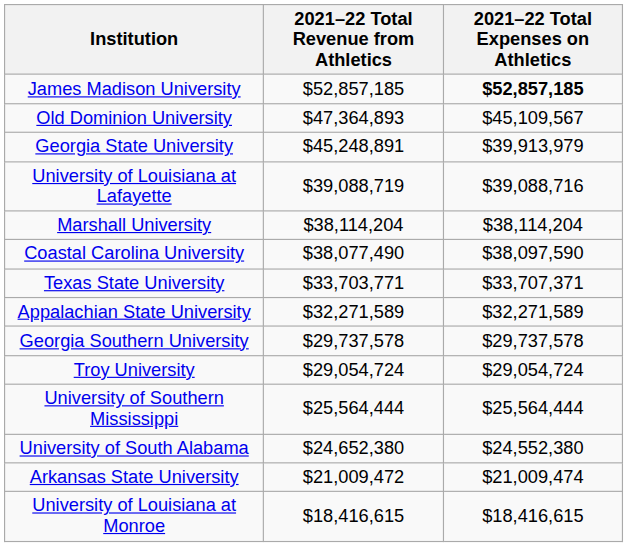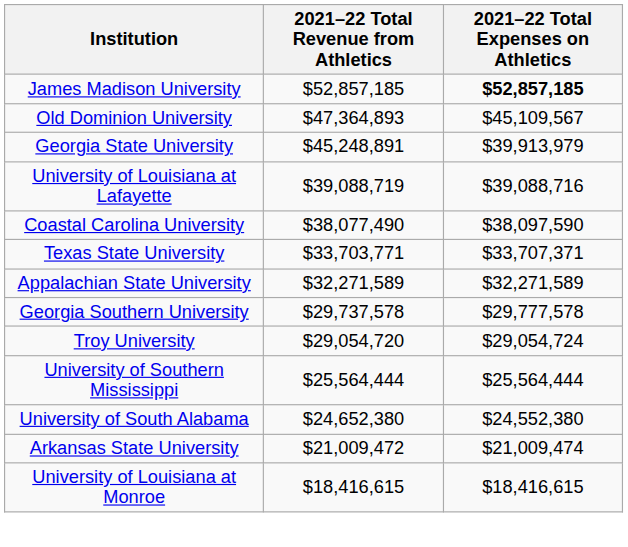- row: (134, 225)
(533, 340) $29,737,578 -> (533, 311) $29,777,578
(353, 369) $29,054,724 -> (353, 340) $29,054,720
